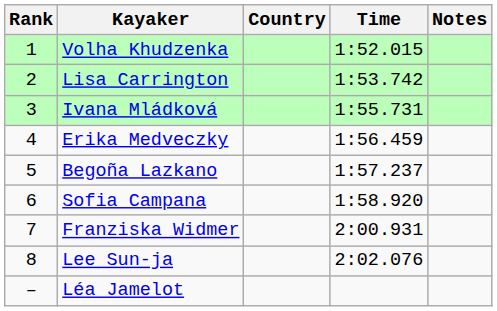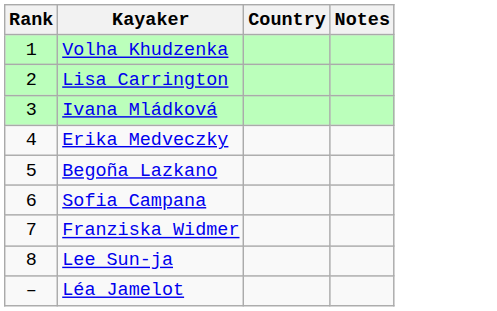- column: (379, 20)
